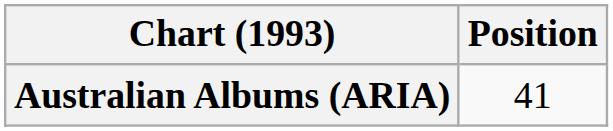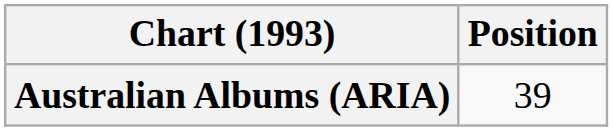(533, 94) 41 -> (533, 94) 39
